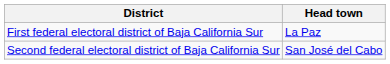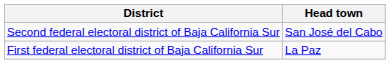rows swapped: (135, 31) <-> (143, 50)
